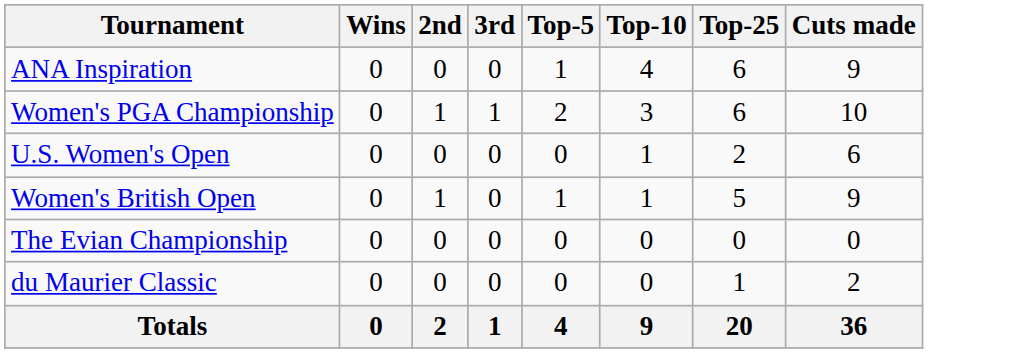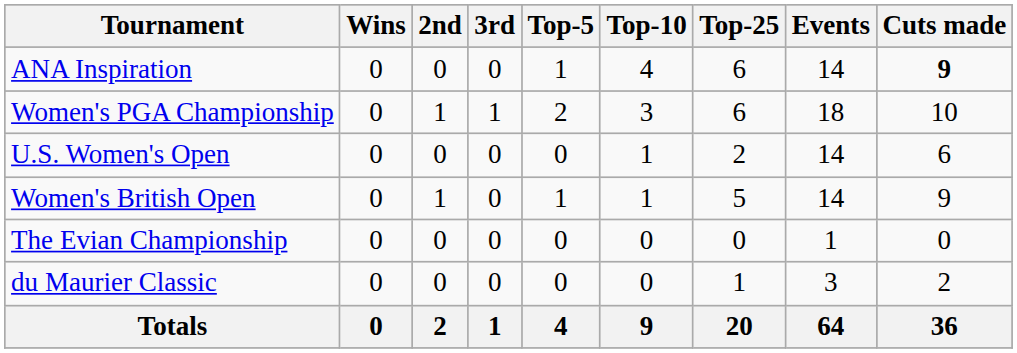+ column: (831, 25)
(854, 68) normal -> (944, 68) bold
